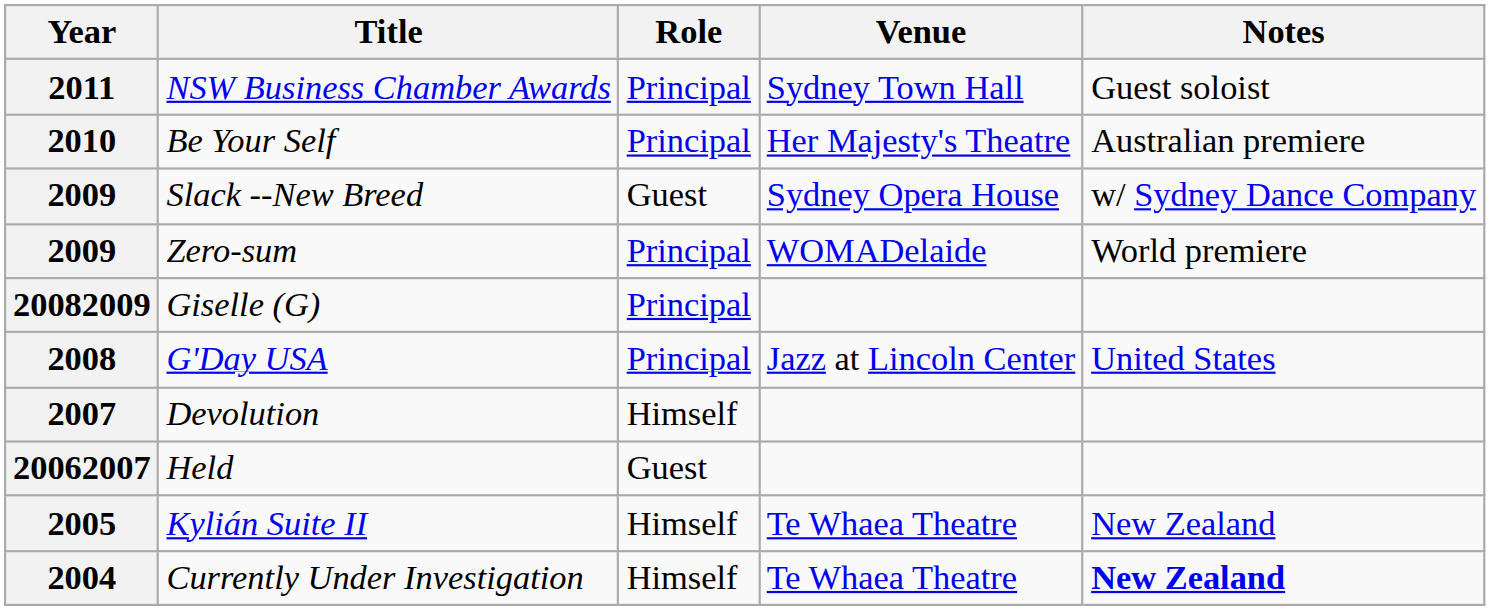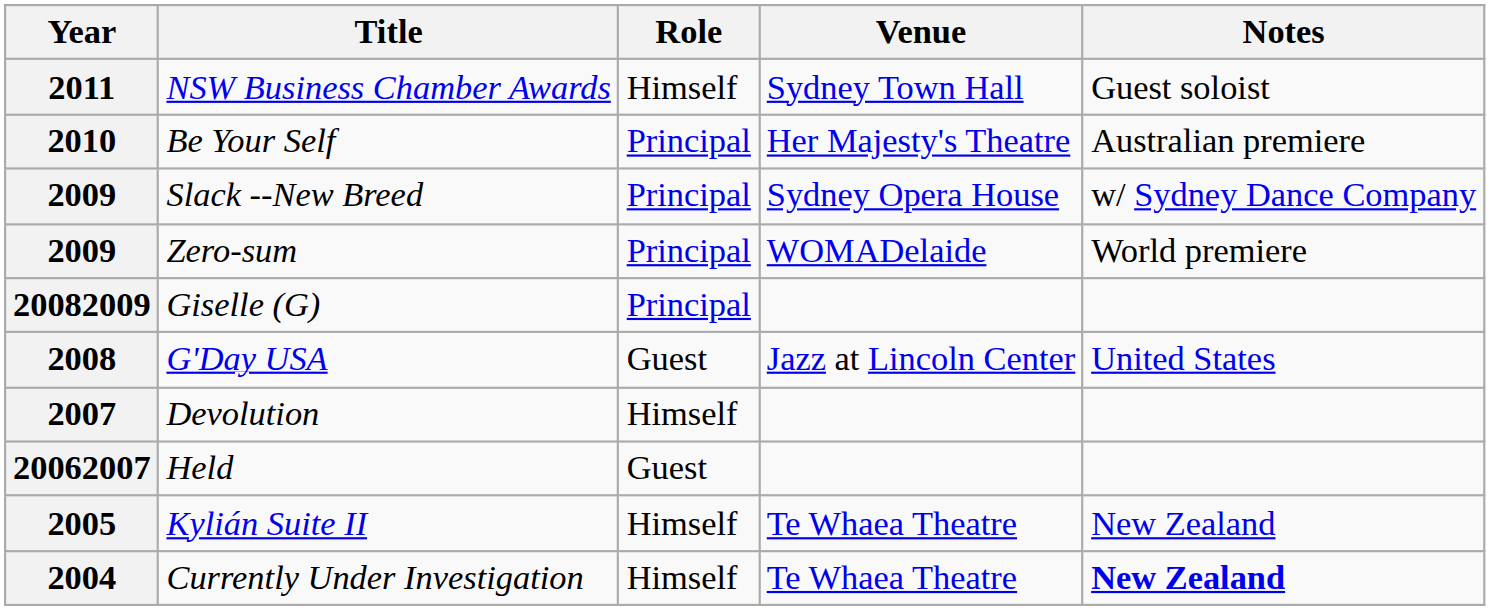(689, 86) Principal -> (682, 86) Himself
(667, 195) Guest -> (689, 195) Principal
(689, 359) Principal -> (667, 359) Guest
